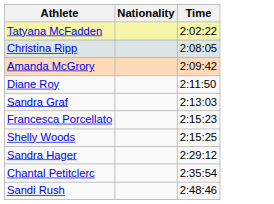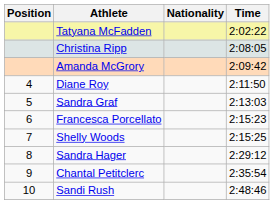+ column: (29, 13)
